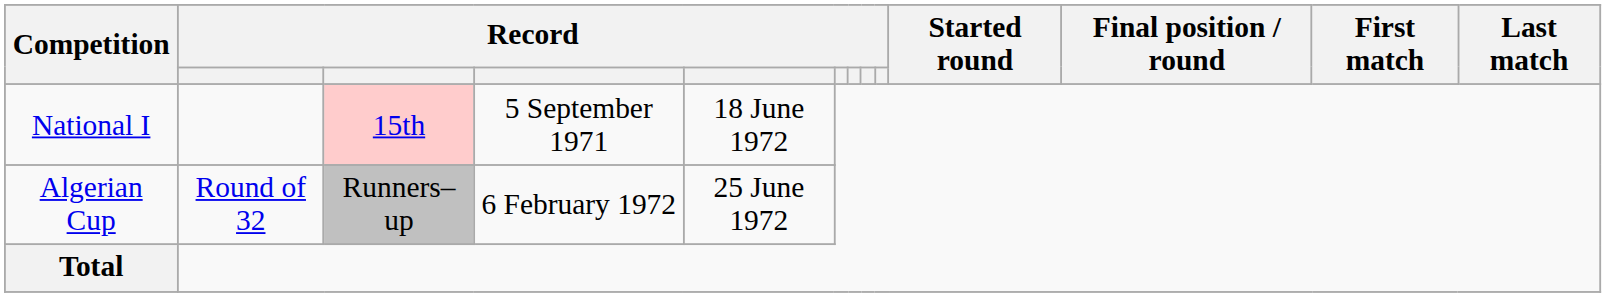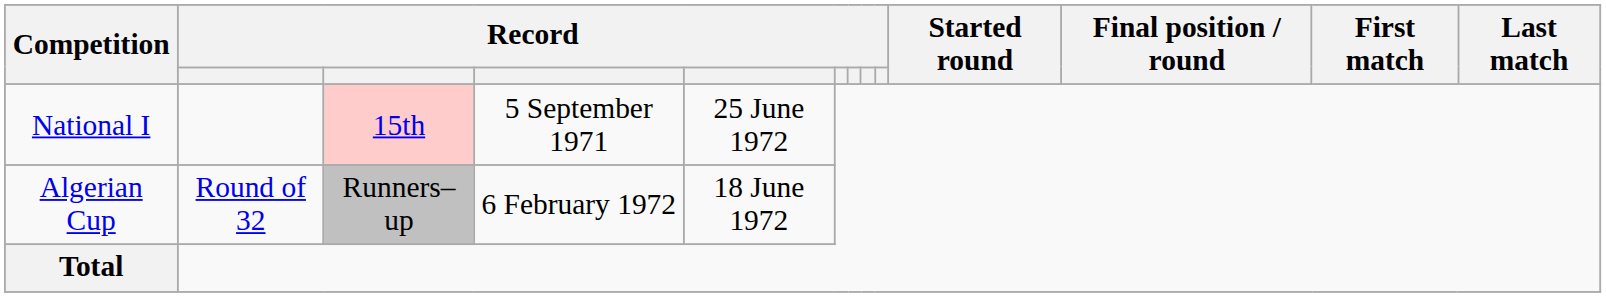(759, 124) 18 June 1972 -> (759, 124) 25 June 1972
(759, 204) 25 June 1972 -> (759, 204) 18 June 1972
